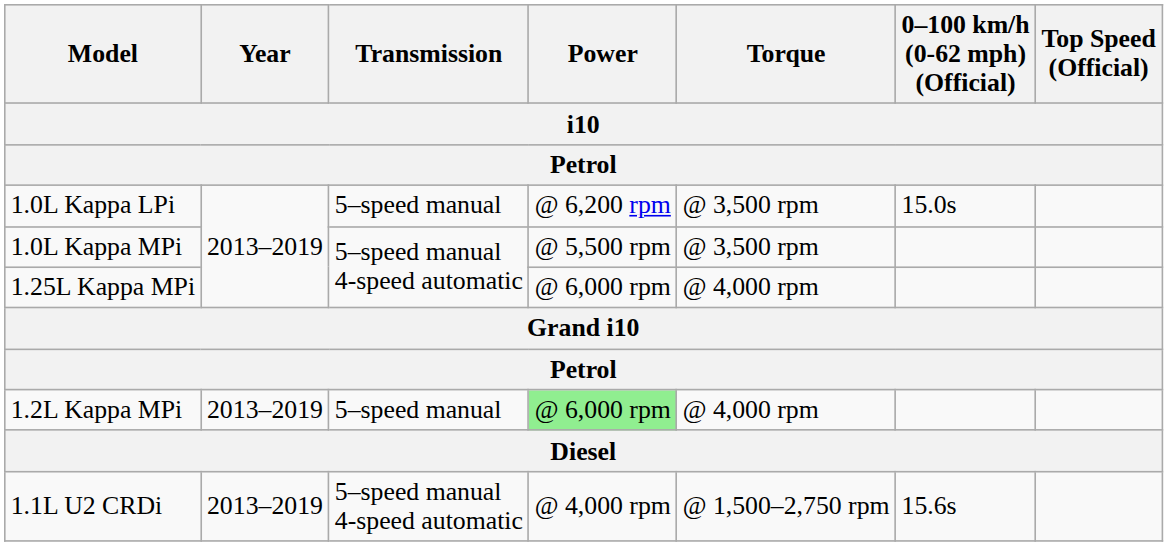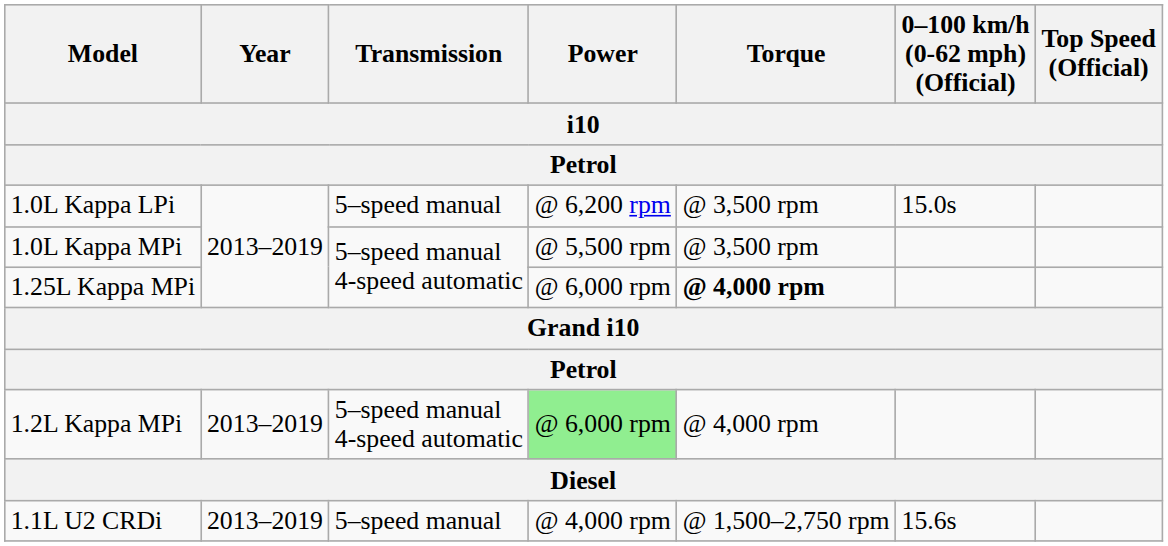(751, 287) normal -> (754, 287) bold
(418, 409) 5–speed manual -> (429, 424) 5–speed manual 4-speed automatic
(429, 505) 5–speed manual 4-speed automatic -> (418, 520) 5–speed manual
